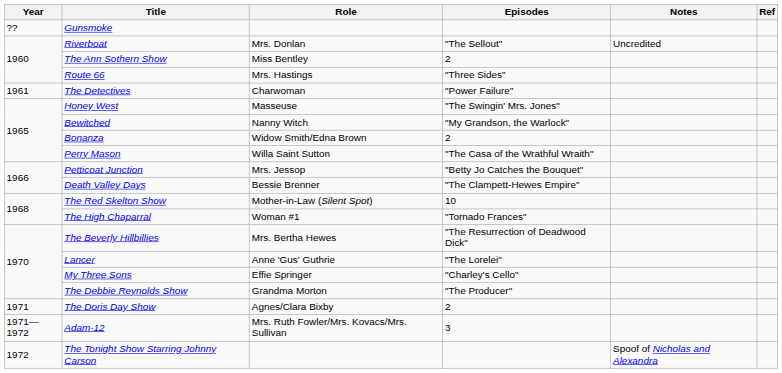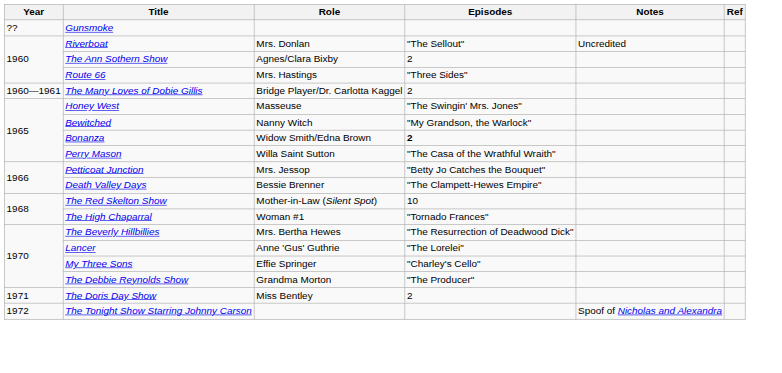(280, 59) Miss Bentley -> (297, 59) Agnes/Clara Bixby
+ row: (134, 91)
- row: (97, 91)
(448, 138) normal -> (410, 138) bold
(293, 306) Agnes/Clara Bixby -> (284, 295) Miss Bentley
- row: (84, 328)
